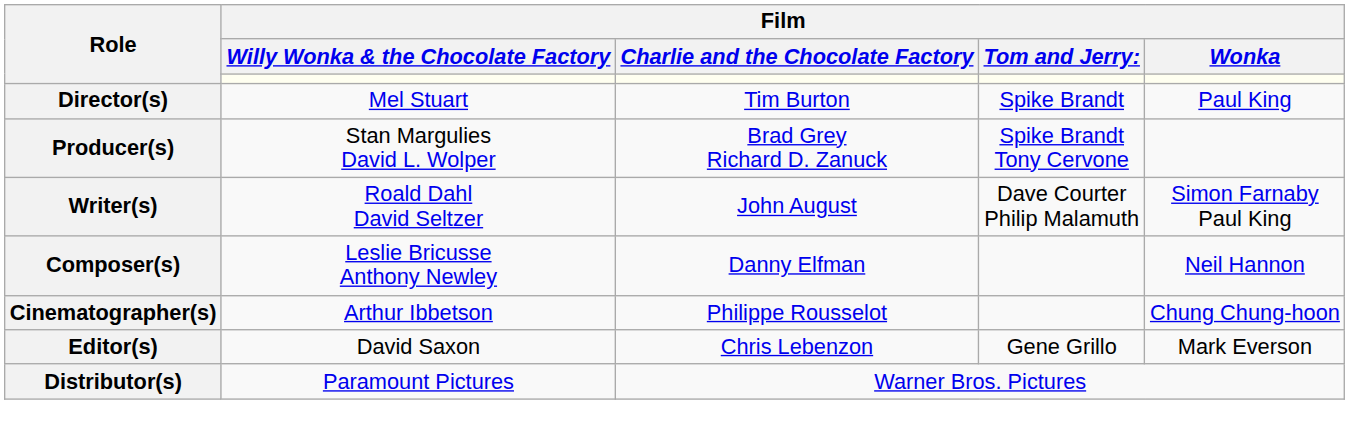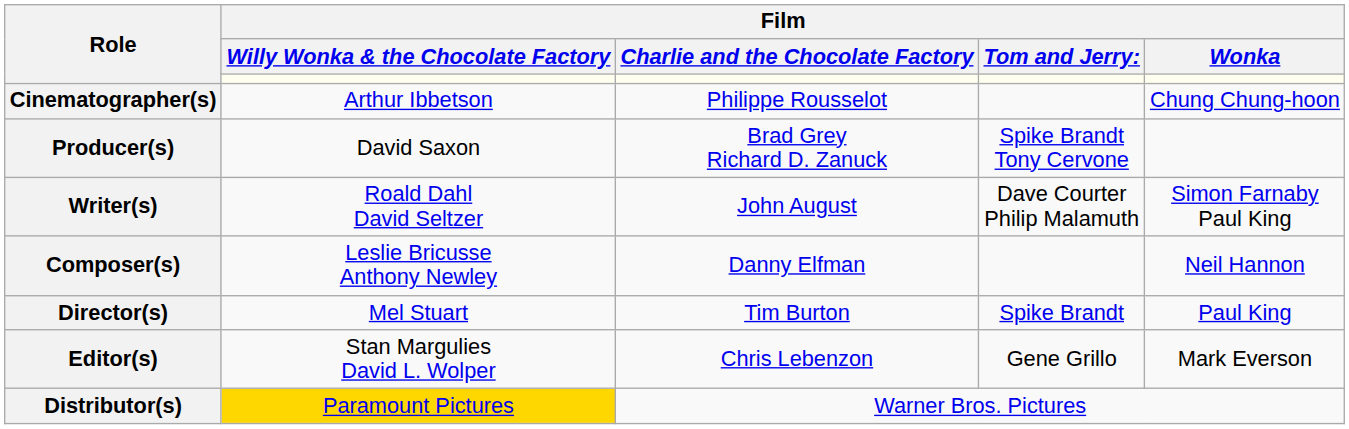rows swapped: (113, 100) <-> (113, 312)
(418, 147) Stan Margulies David L. Wolper -> (418, 147) David Saxon
(418, 346) David Saxon -> (418, 359) Stan Margulies David L. Wolper
(418, 381) no background -> (418, 405) gold background
